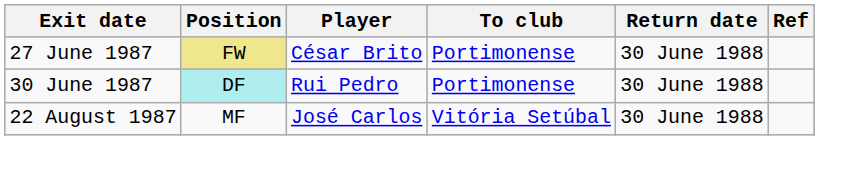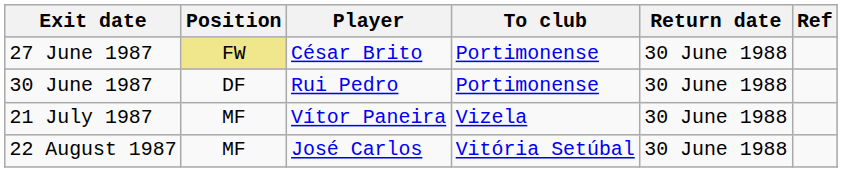(234, 86) paleturquoise background -> (234, 86) no background
+ row: (81, 118)
